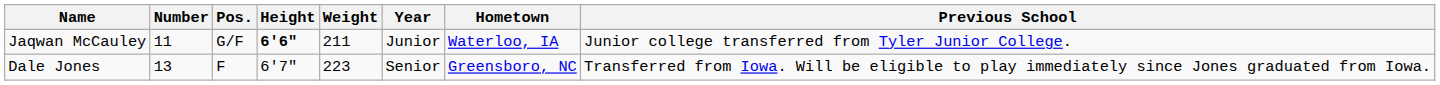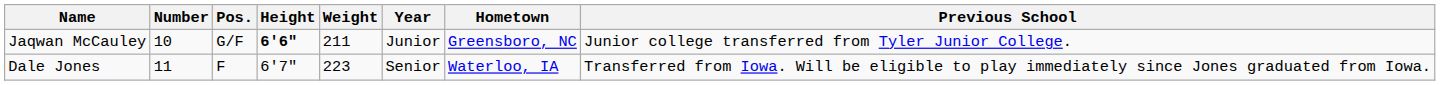(163, 42) 11 -> (163, 42) 10
(503, 42) Waterloo, IA -> (512, 42) Greensboro, NC
(163, 67) 13 -> (163, 67) 11
(512, 67) Greensboro, NC -> (503, 67) Waterloo, IA
